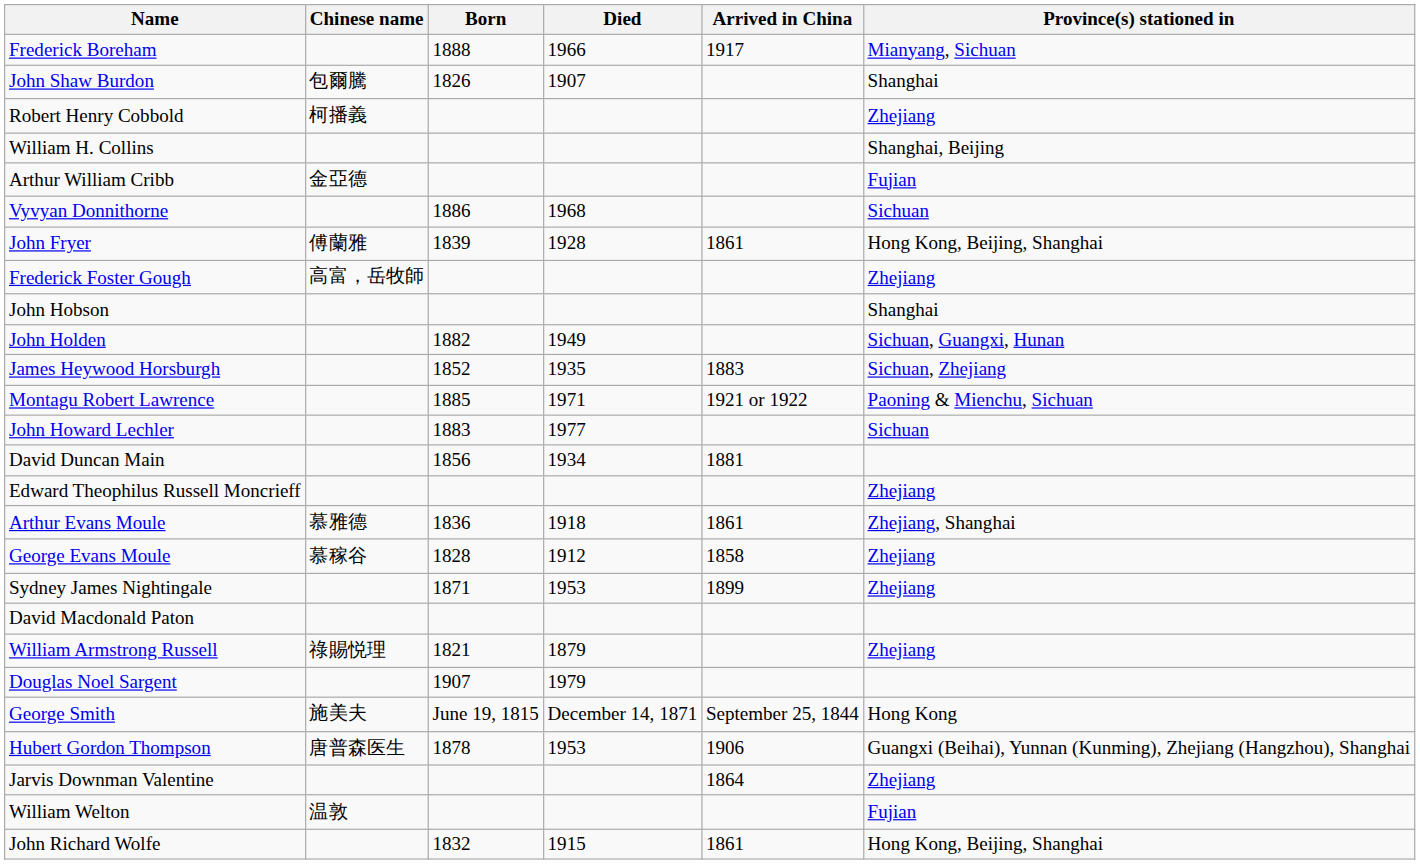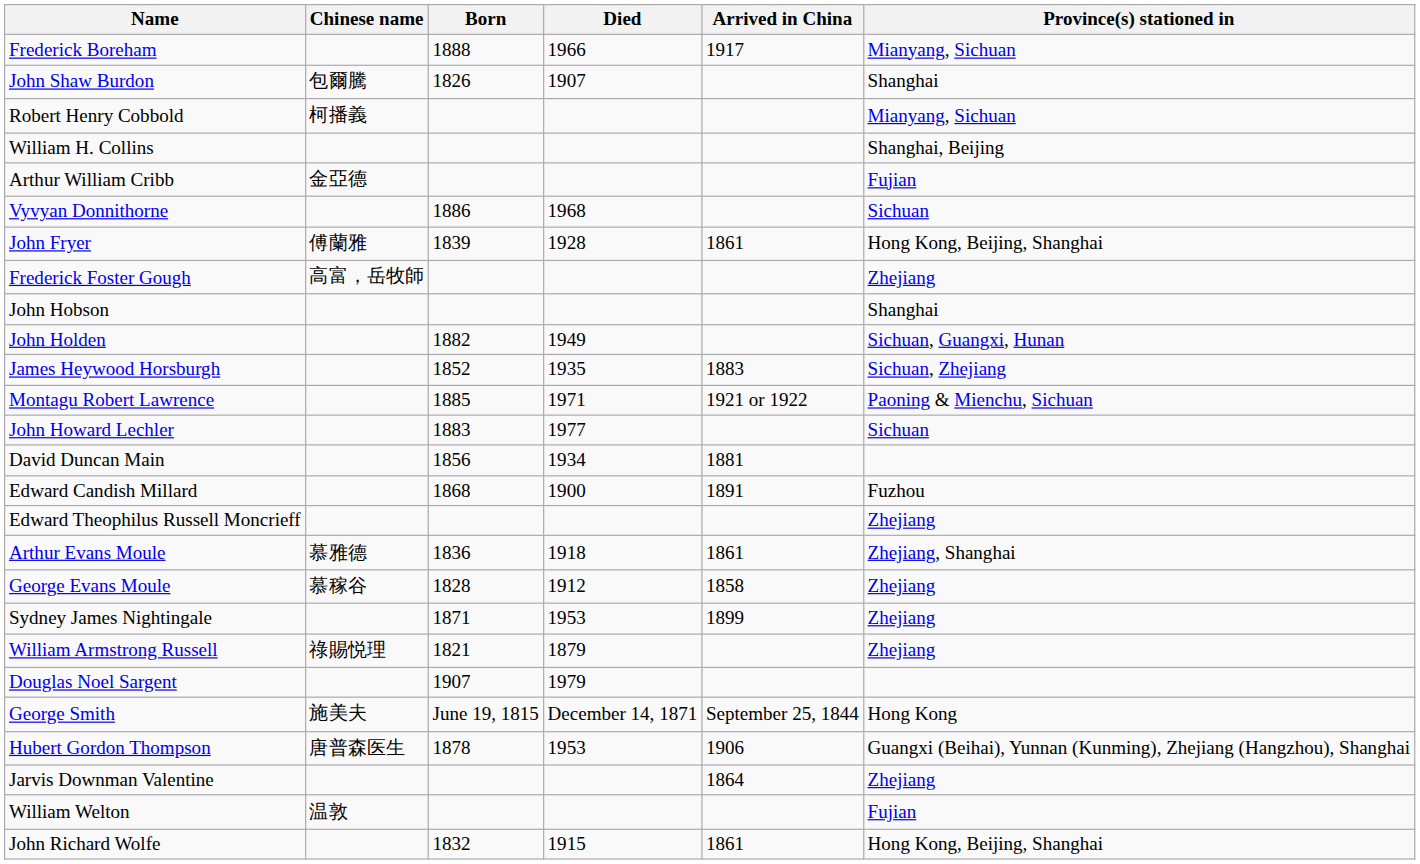(901, 115) Zhejiang -> (942, 115) Mianyang, Sichuan
+ row: (103, 490)
- row: (102, 618)
